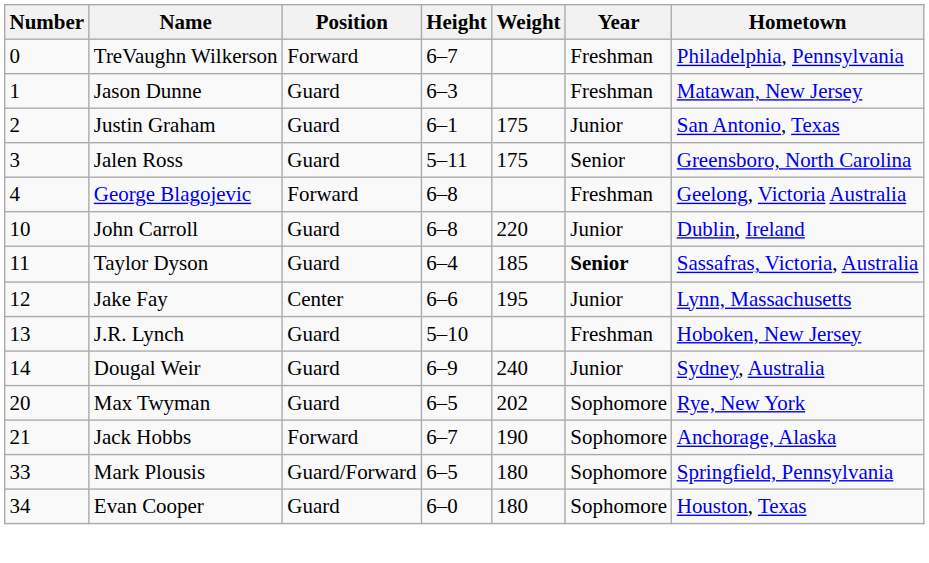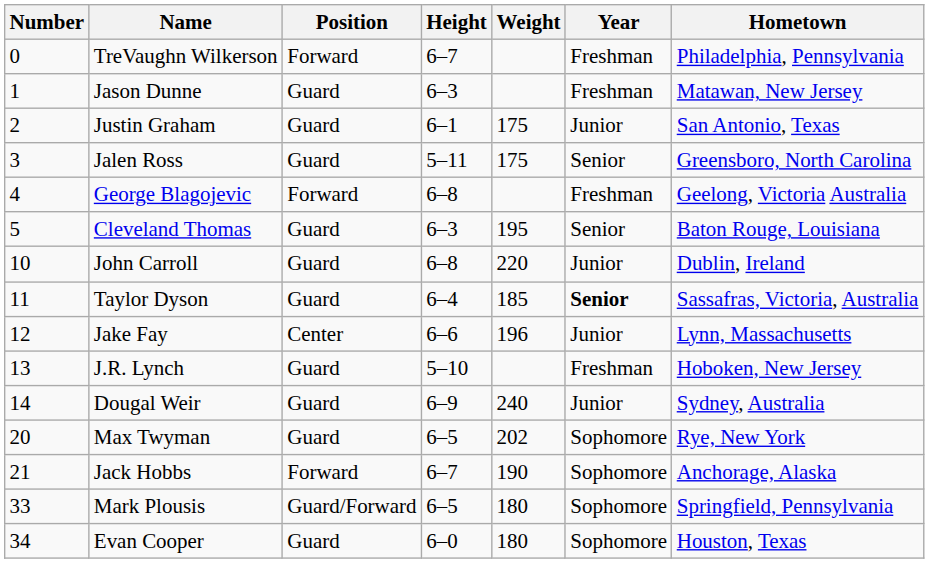+ row: (173, 229)
(512, 298) 195 -> (512, 333) 196
